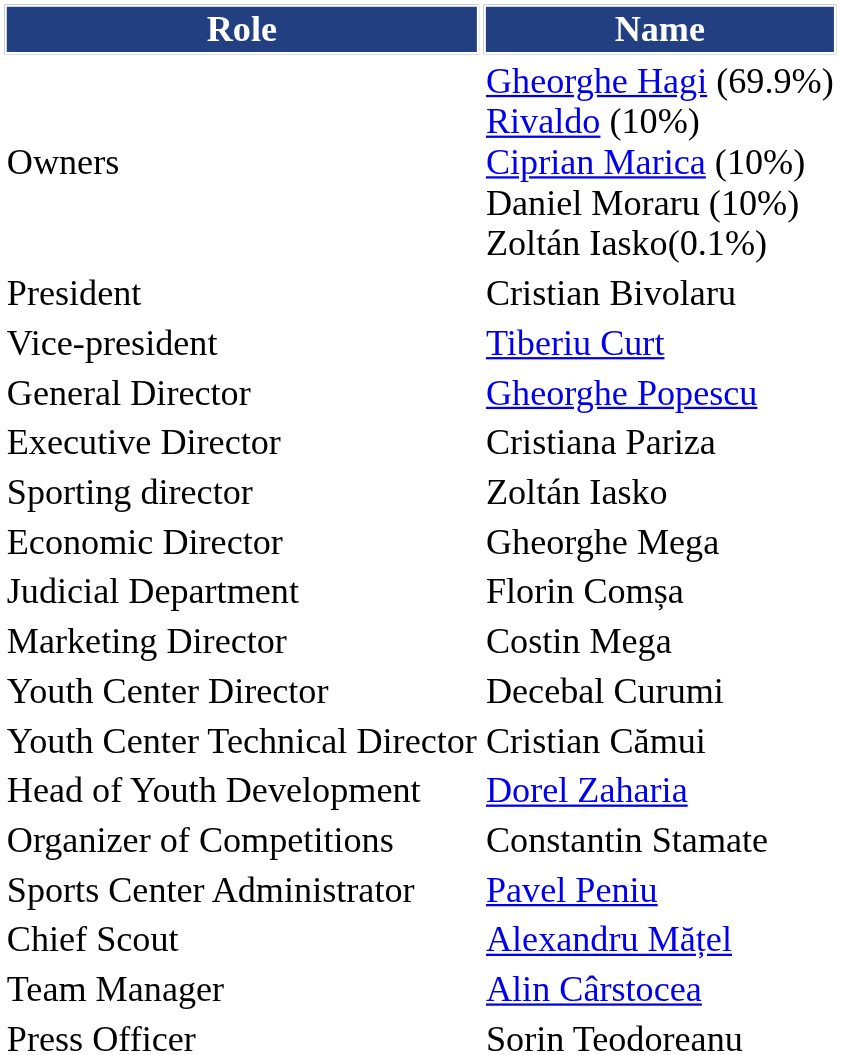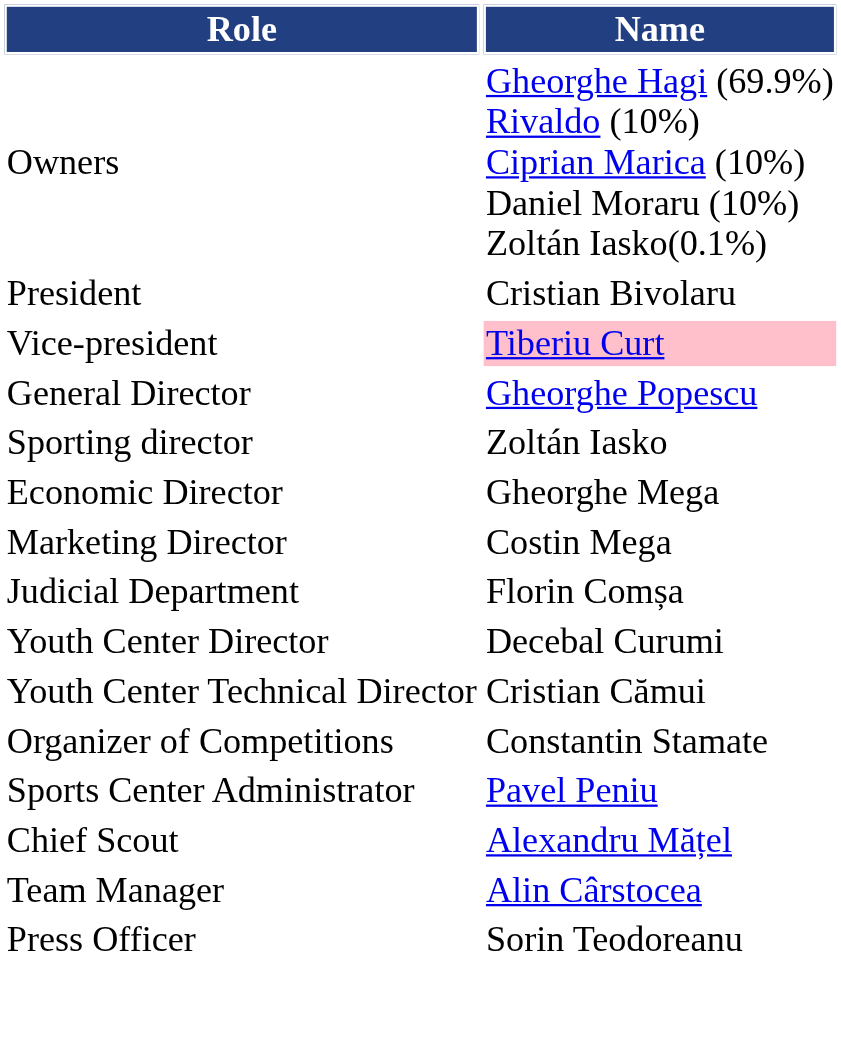(575, 342) no background -> (575, 342) pink background
- row: (144, 442)
rows swapped: (147, 641) <-> (153, 591)
- row: (214, 790)
